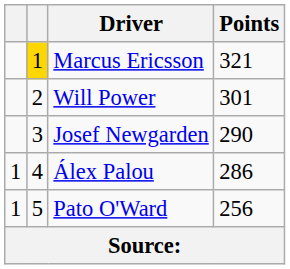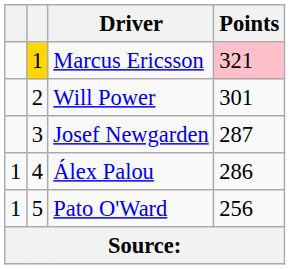(236, 60) no background -> (236, 60) pink background
(236, 134) 290 -> (236, 134) 287
